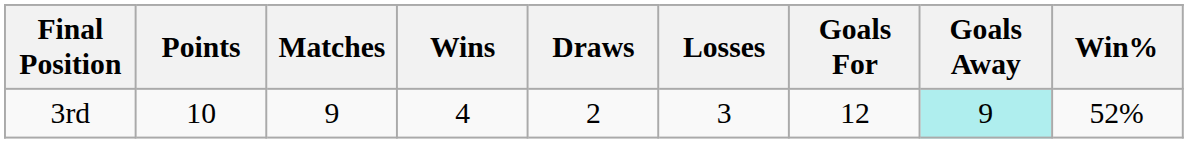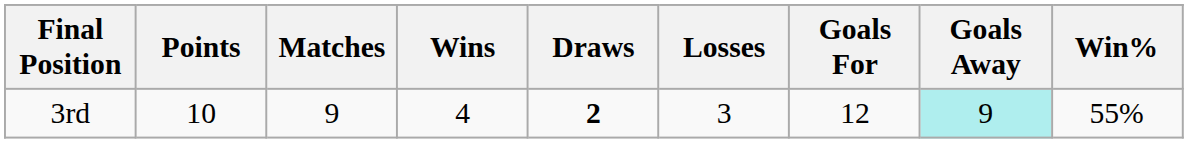(593, 113) normal -> (593, 113) bold
(1117, 113) 52% -> (1117, 113) 55%
